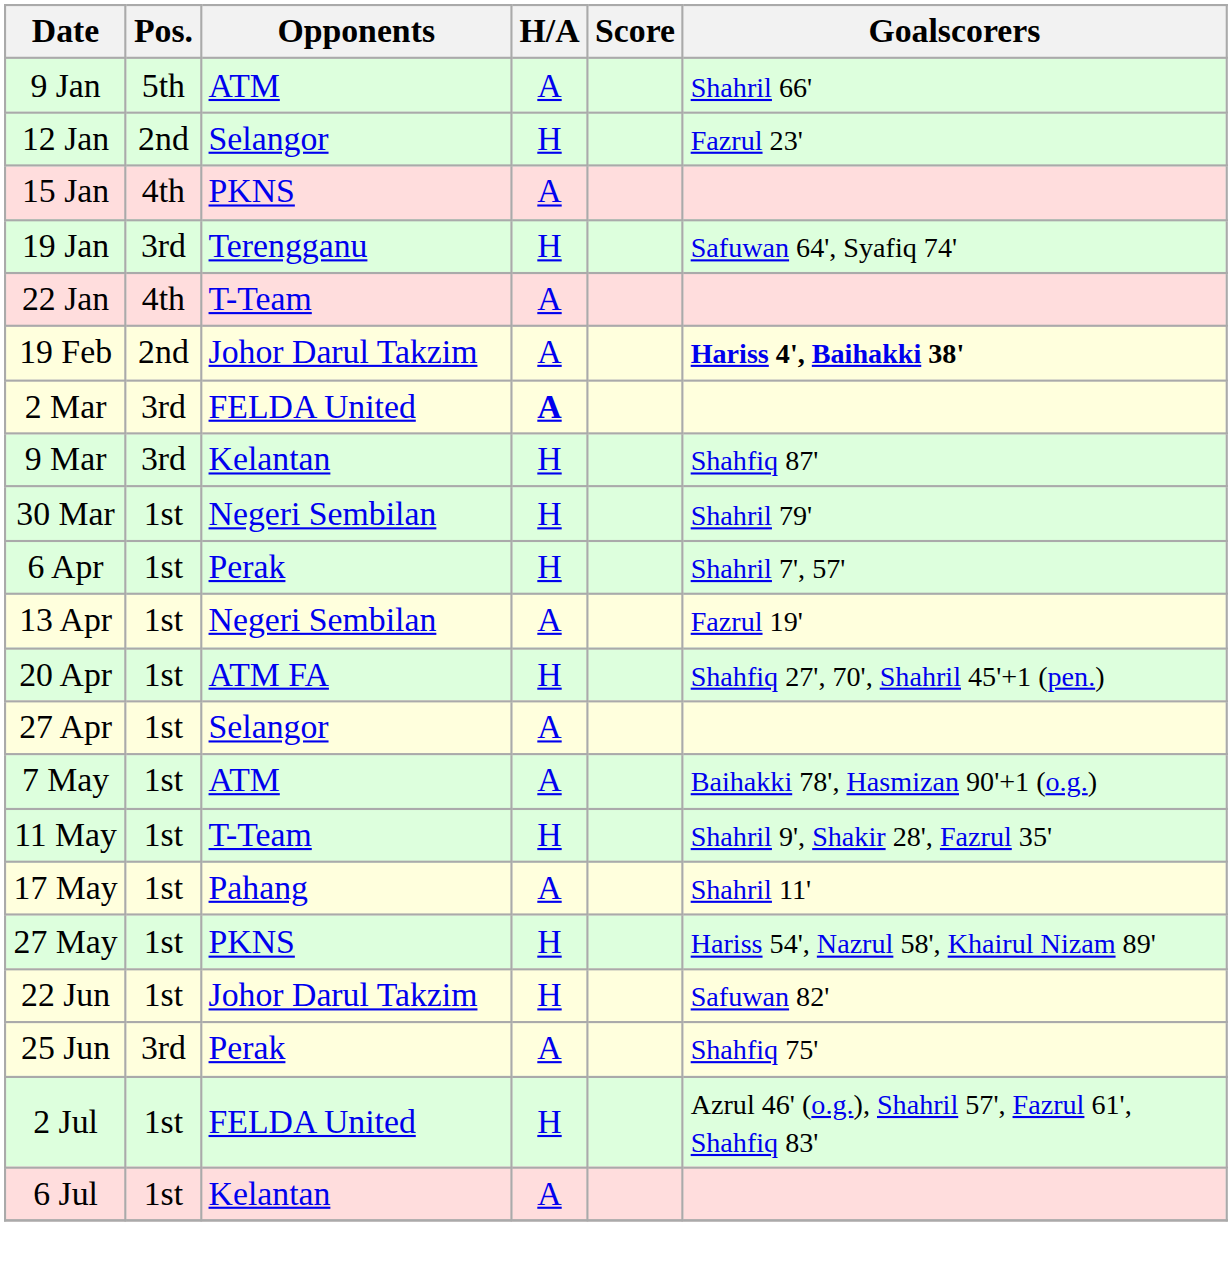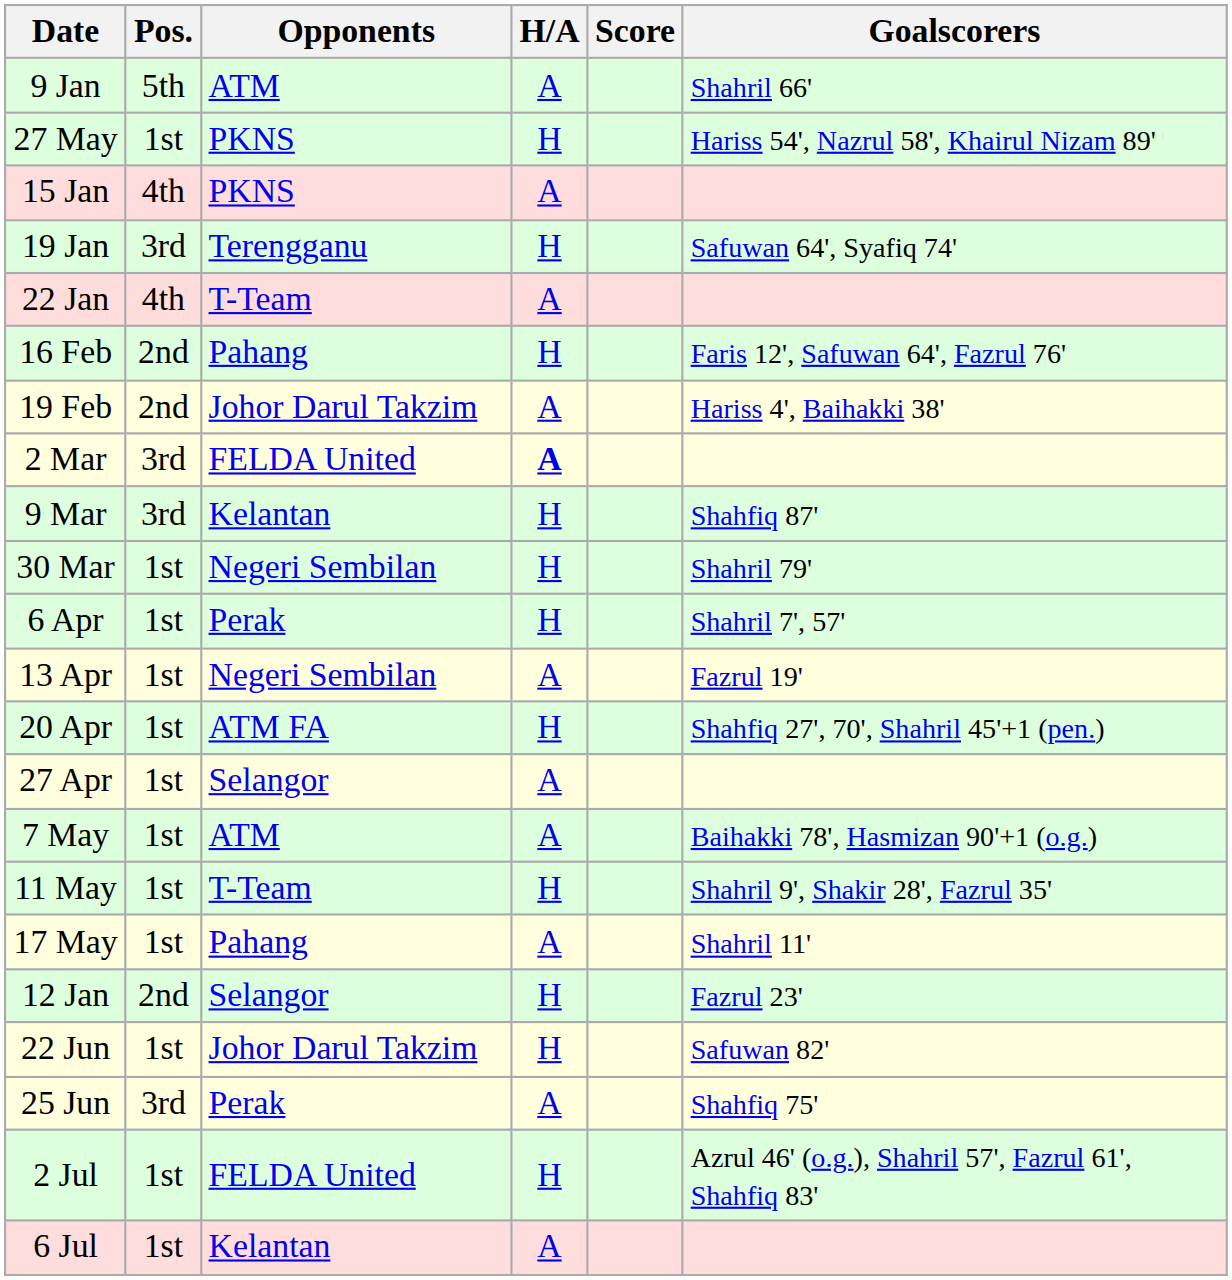rows swapped: (66, 138) <-> (66, 941)
+ row: (66, 352)
(827, 352) bold -> (818, 408) normal
